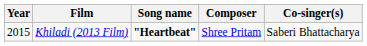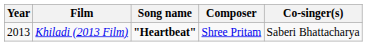(19, 31) 2015 -> (19, 31) 2013
